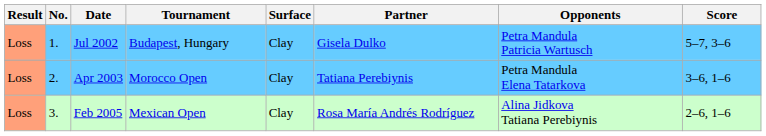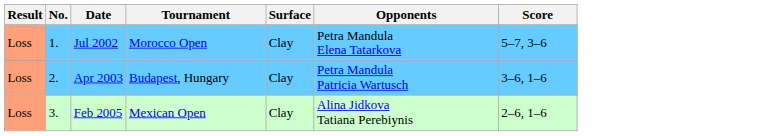- column: (406, 14)
(179, 42) Budapest, Hungary -> (168, 42) Morocco Open
(547, 42) Petra Mandula Patricia Wartusch -> (359, 42) Petra Mandula Elena Tatarkova
(168, 77) Morocco Open -> (179, 77) Budapest, Hungary
(543, 77) Petra Mandula Elena Tatarkova -> (363, 77) Petra Mandula Patricia Wartusch
